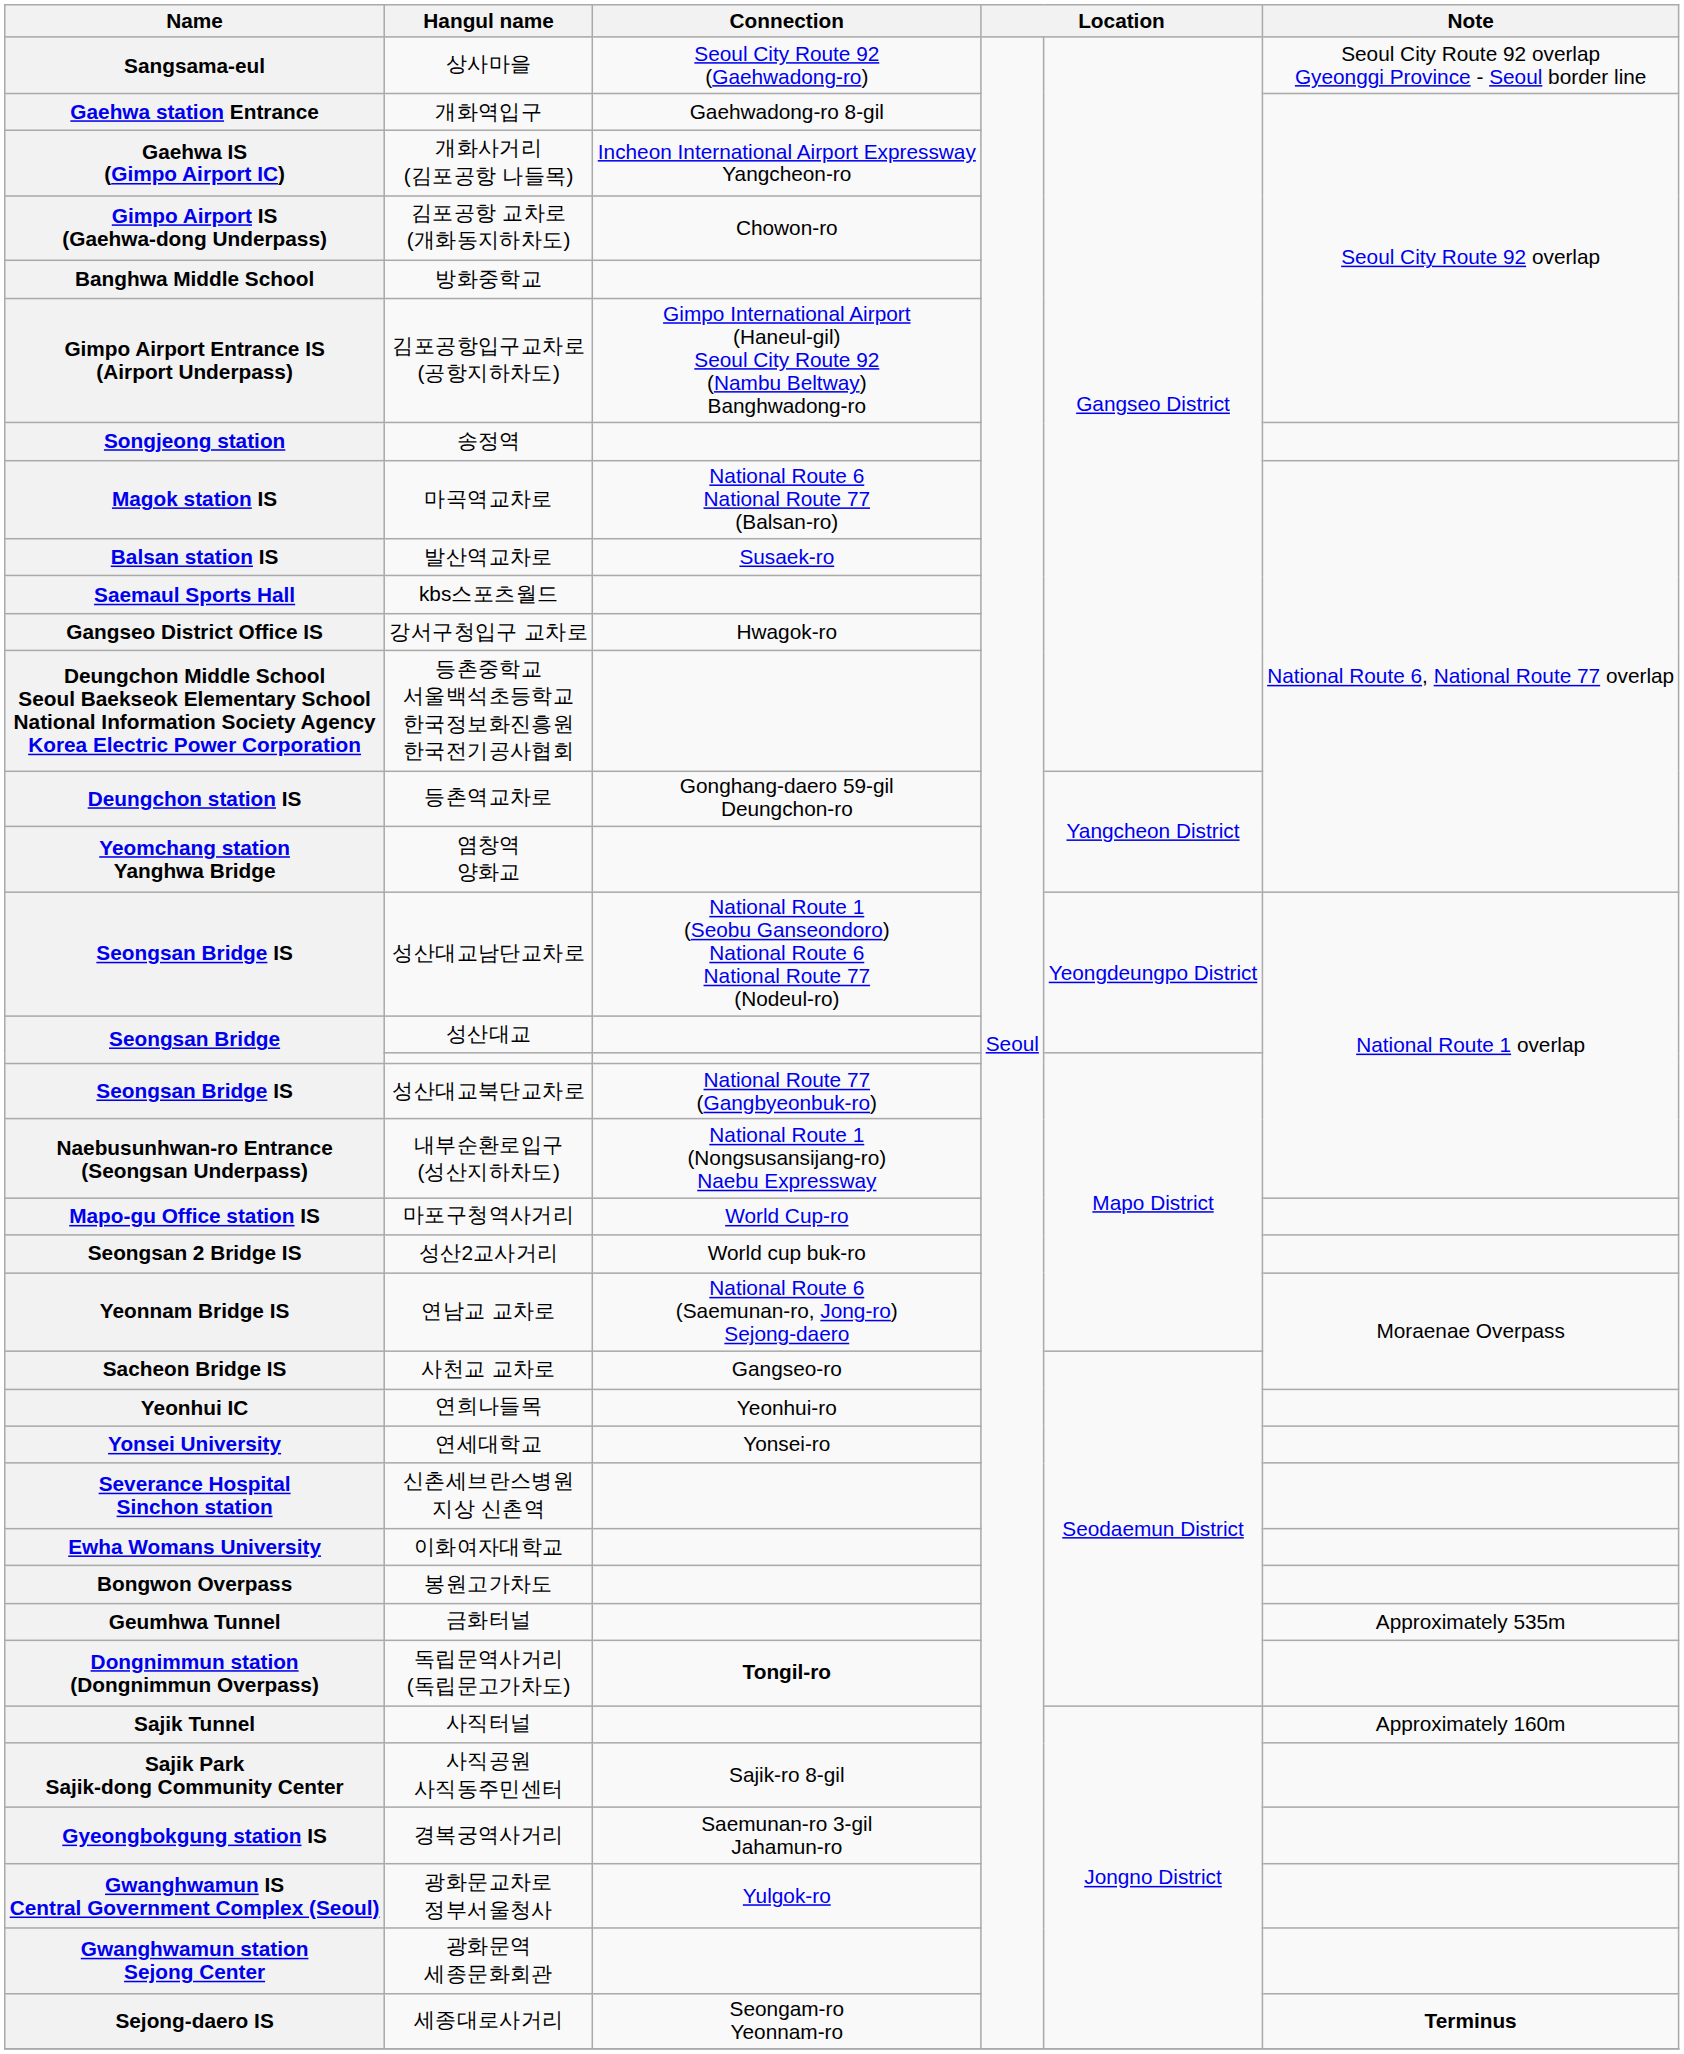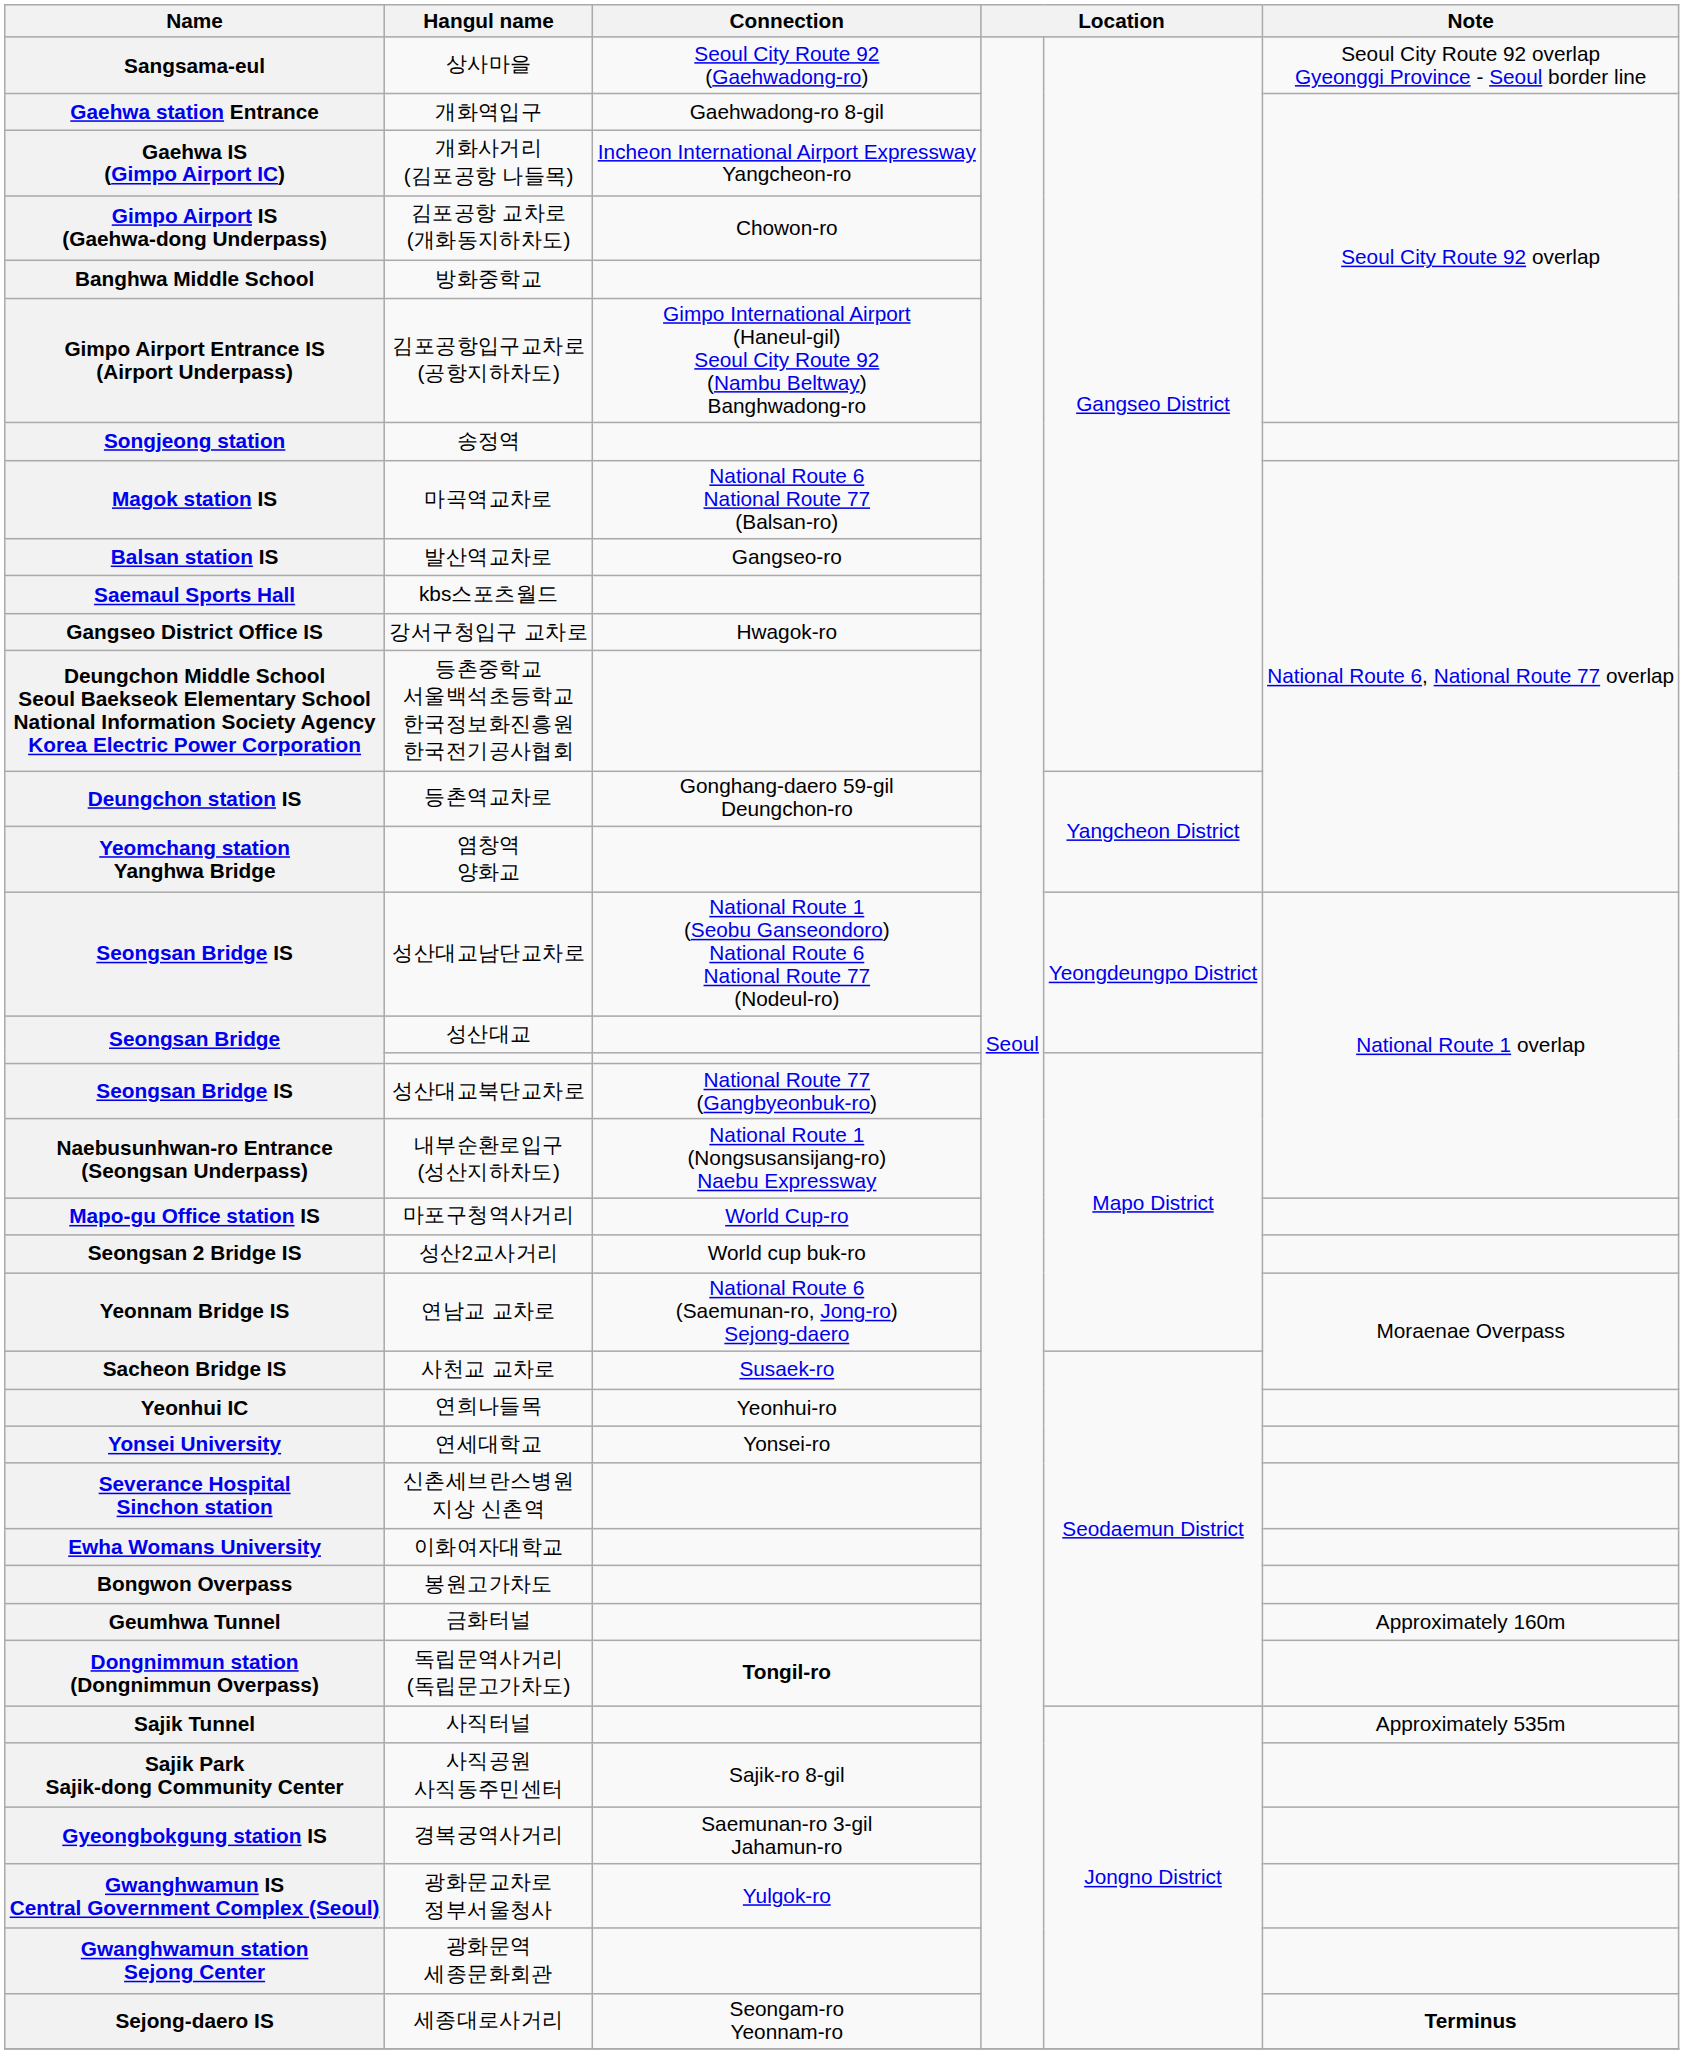(787, 557) Susaek-ro -> (787, 557) Gangseo-ro
(787, 1370) Gangseo-ro -> (787, 1370) Susaek-ro
(1471, 1621) Approximately 535m -> (1471, 1621) Approximately 160m
(1471, 1724) Approximately 160m -> (1471, 1724) Approximately 535m
